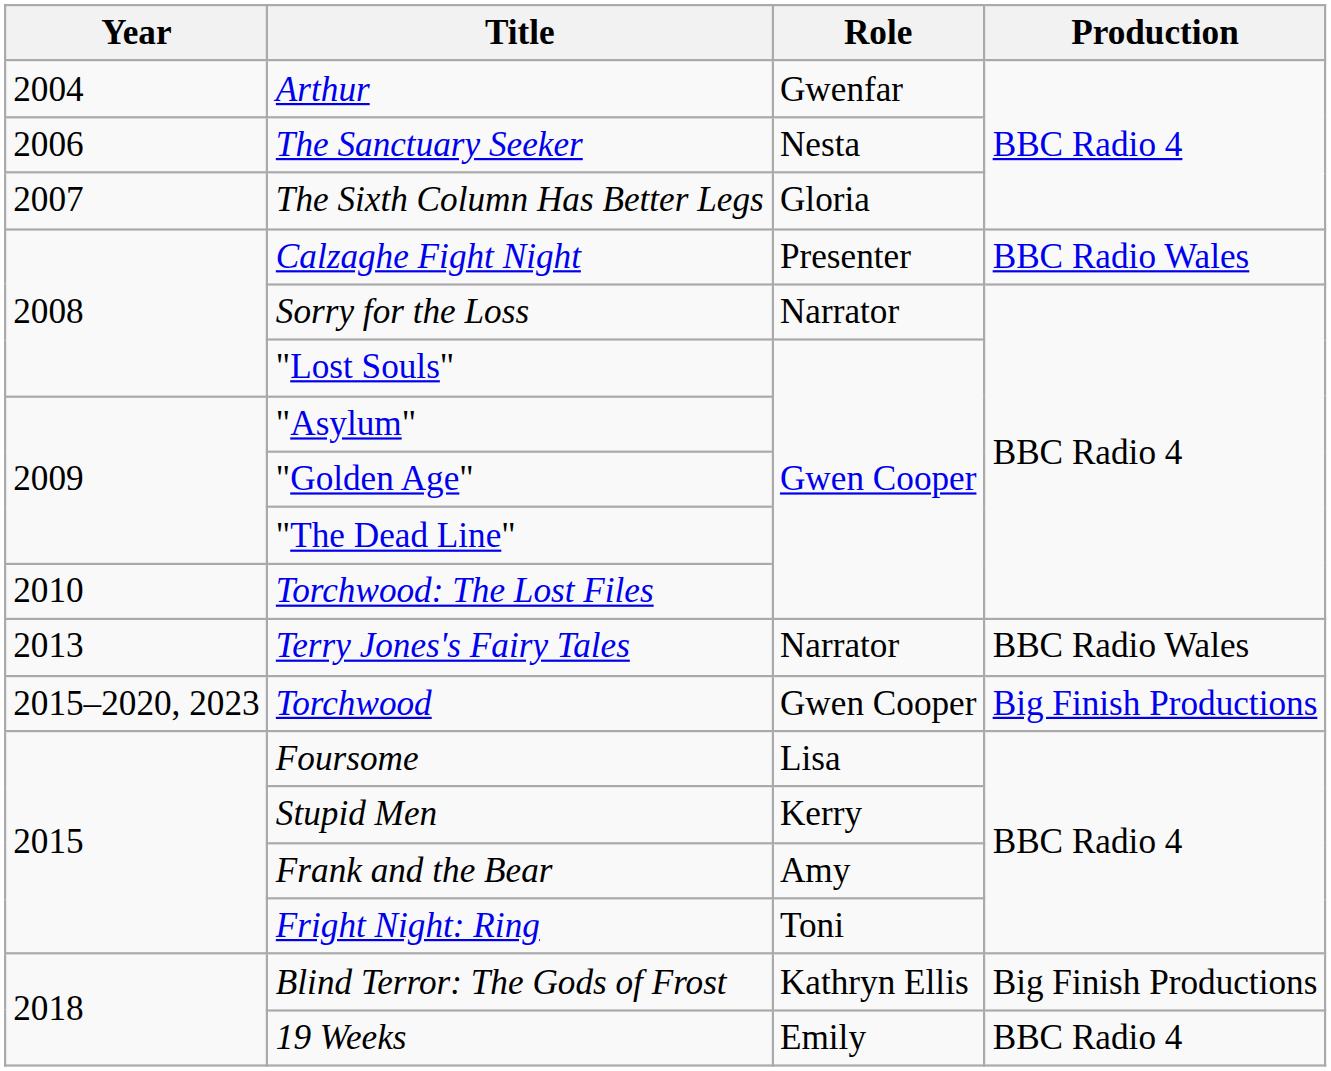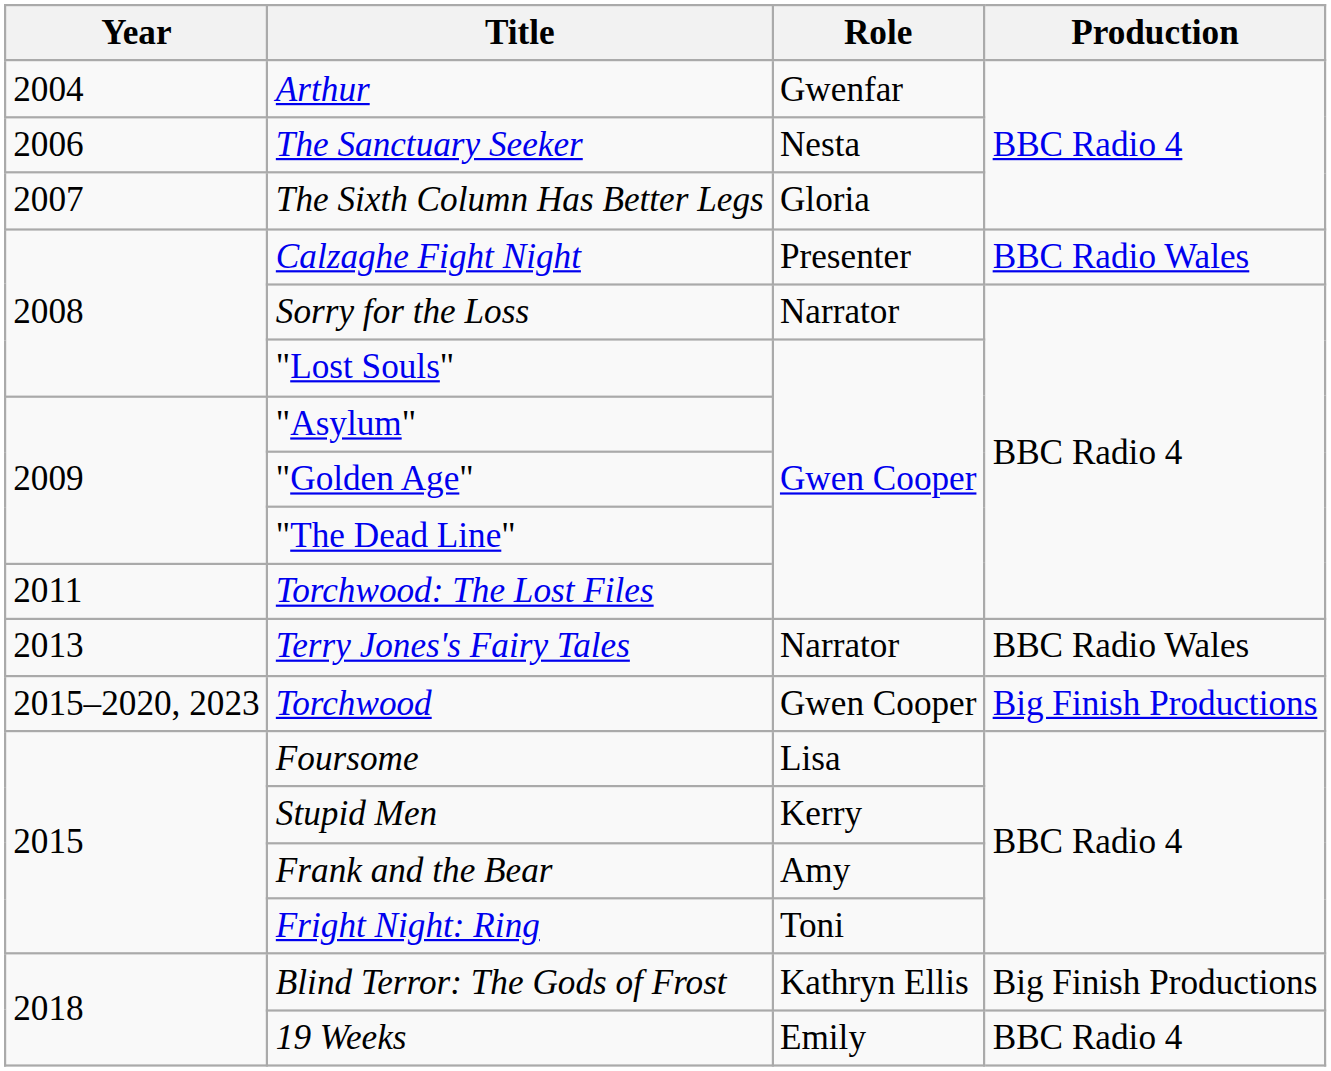(48, 590) 2010 -> (48, 590) 2011
